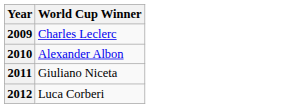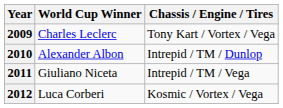+ column: (211, 14)
